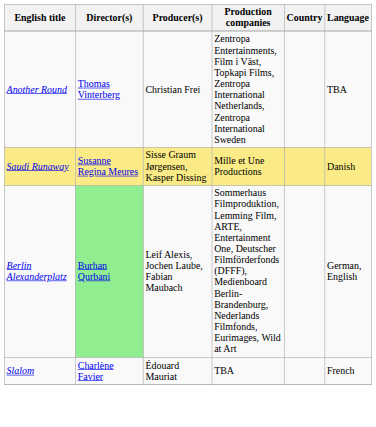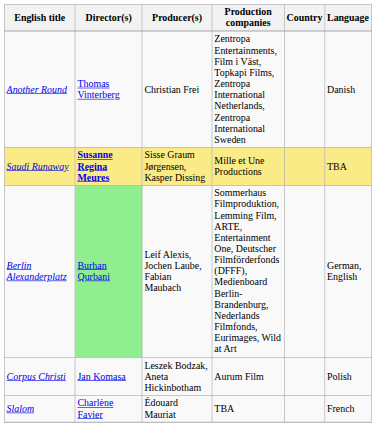(337, 89) TBA -> (341, 89) Danish
(108, 166) normal -> (95, 166) bold
(341, 166) Danish -> (337, 166) TBA
+ row: (36, 376)
